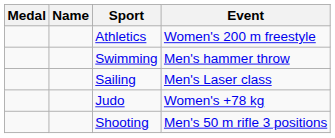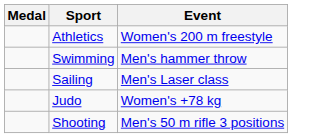- column: (71, 15)
